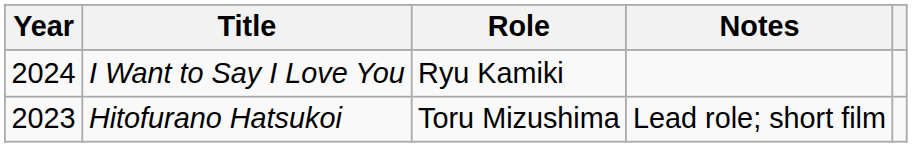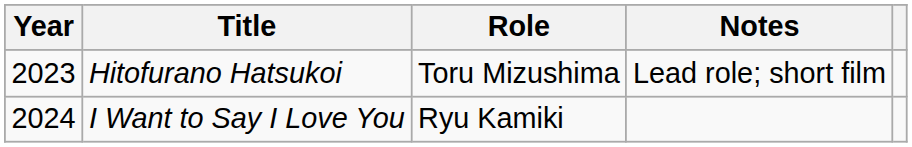rows swapped: (215, 118) <-> (247, 73)
